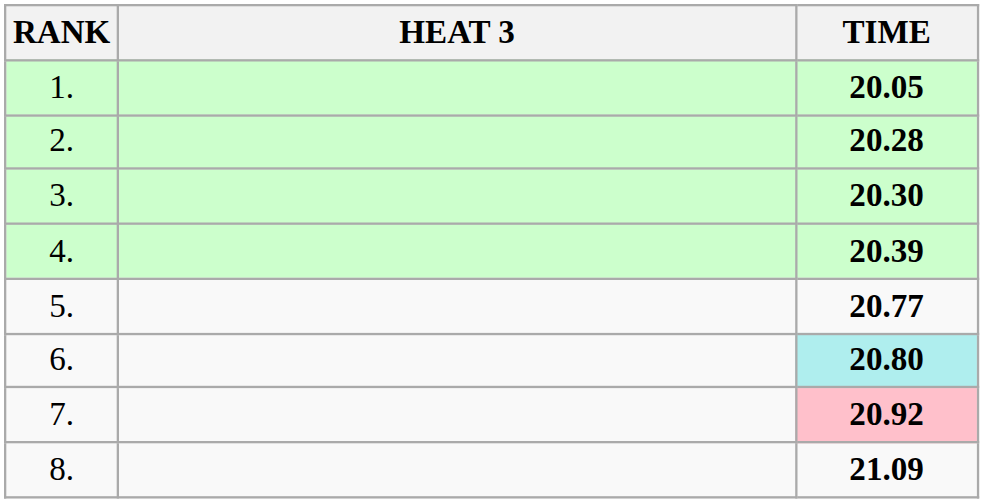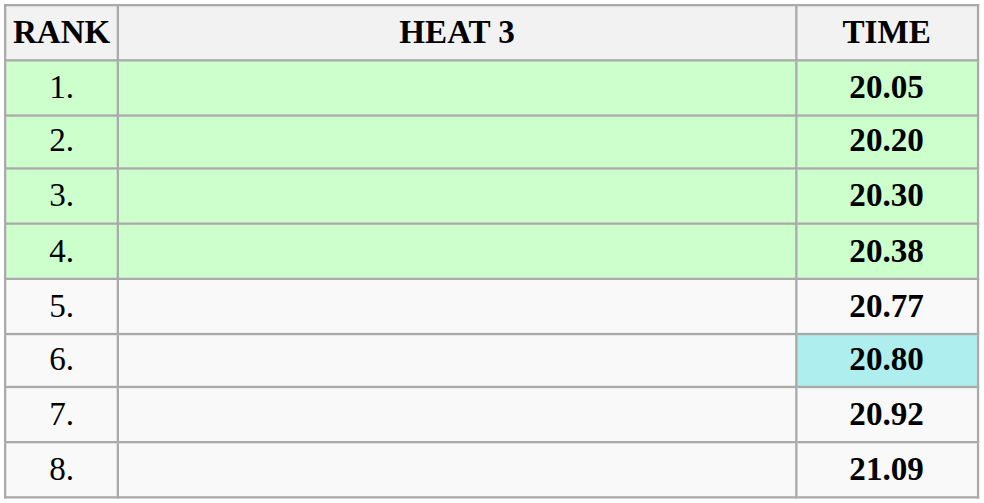(887, 141) 20.28 -> (887, 141) 20.20
(887, 250) 20.39 -> (887, 250) 20.38
(887, 414) pink background -> (887, 414) no background
